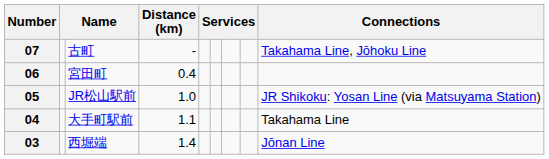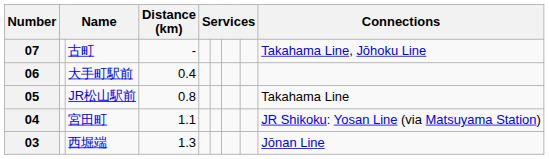(88, 73) 宮田町 -> (101, 73) 大手町駅前
(187, 97) 1.0 -> (187, 97) 0.8
(401, 97) JR Shikoku: Yosan Line (via Matsuyama Station) -> (305, 97) Takahama Line
(101, 119) 大手町駅前 -> (88, 119) 宮田町
(305, 120) Takahama Line -> (401, 120) JR Shikoku: Yosan Line (via Matsuyama Station)
(187, 143) 1.4 -> (187, 143) 1.3
